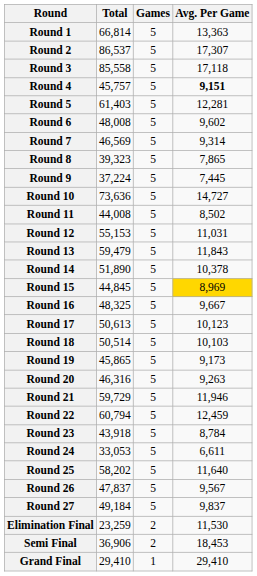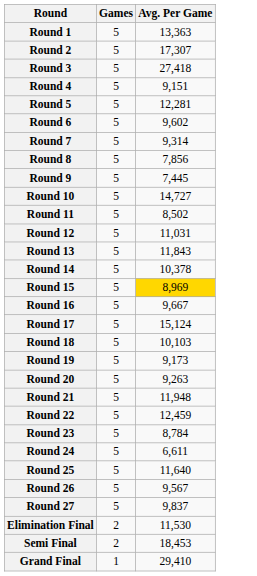- column: (115, 13)
(212, 68) 17,118 -> (175, 68) 27,418
(212, 86) bold -> (175, 86) normal
(212, 159) 7,865 -> (175, 159) 7,856
(212, 324) 10,123 -> (175, 324) 15,124
(212, 397) 11,946 -> (175, 397) 11,948
